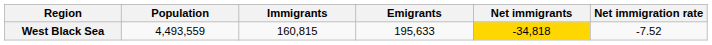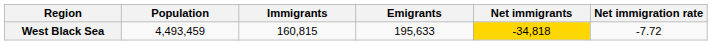(180, 31) 4,493,559 -> (180, 31) 4,493,459
(649, 31) -7.52 -> (649, 31) -7.72
